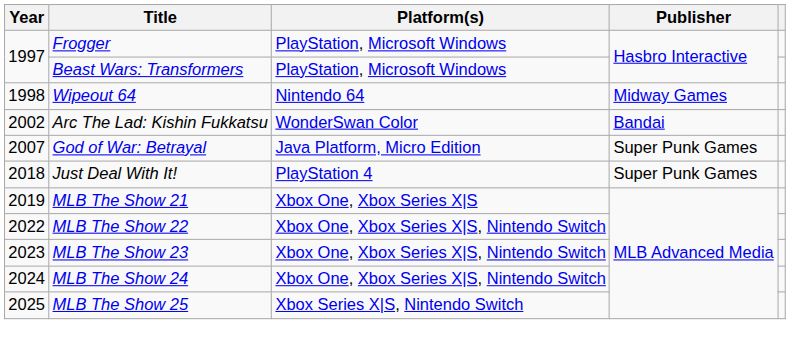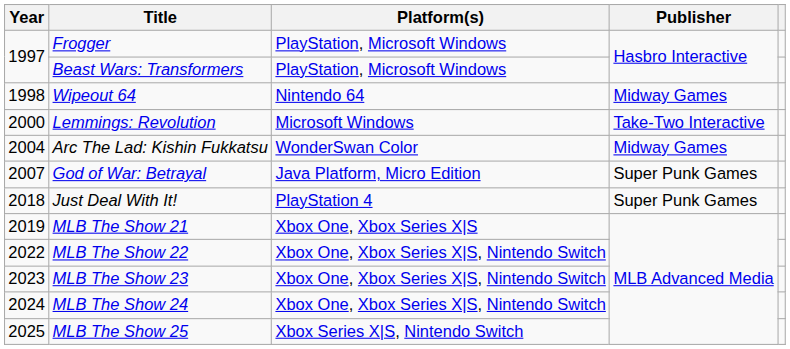+ row: (134, 122)
(27, 122) 2002 -> (27, 148) 2004
(639, 122) Bandai -> (670, 148) Midway Games
